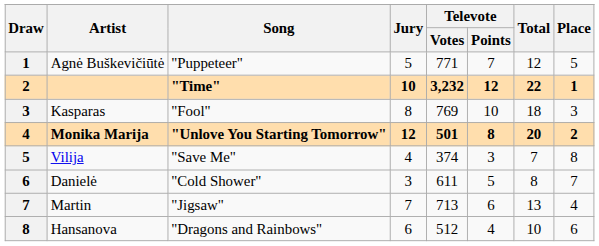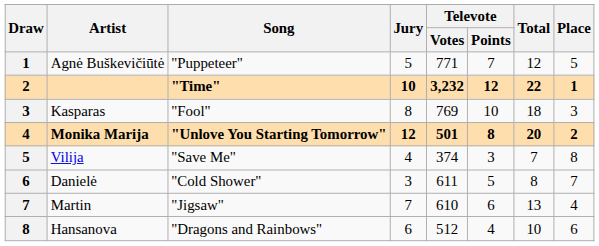(447, 205) 713 -> (447, 205) 610
